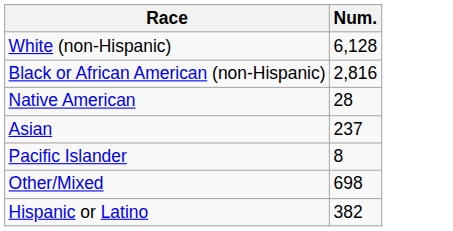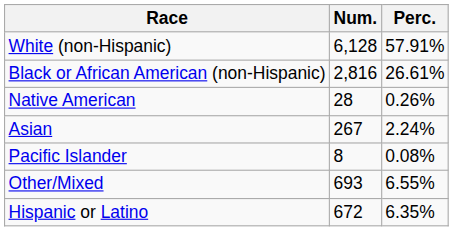+ column: (415, 18)
(348, 128) 237 -> (348, 128) 267
(348, 184) 698 -> (348, 184) 693
(348, 211) 382 -> (348, 211) 672
